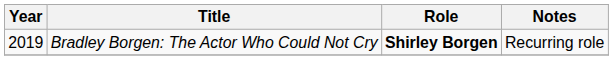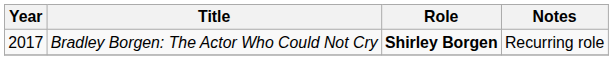(26, 42) 2019 -> (26, 42) 2017
